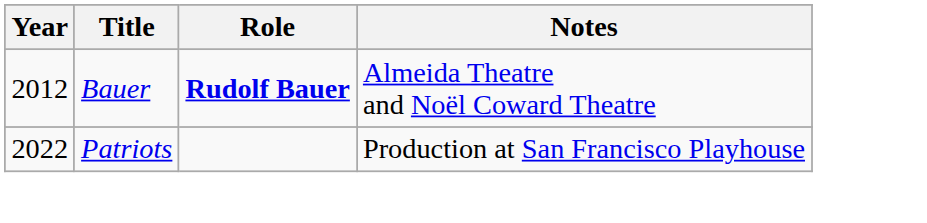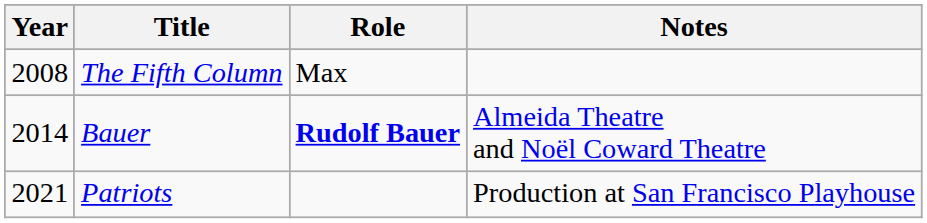+ row: (182, 71)
(40, 87) 2012 -> (40, 132) 2014
(40, 148) 2022 -> (40, 193) 2021
